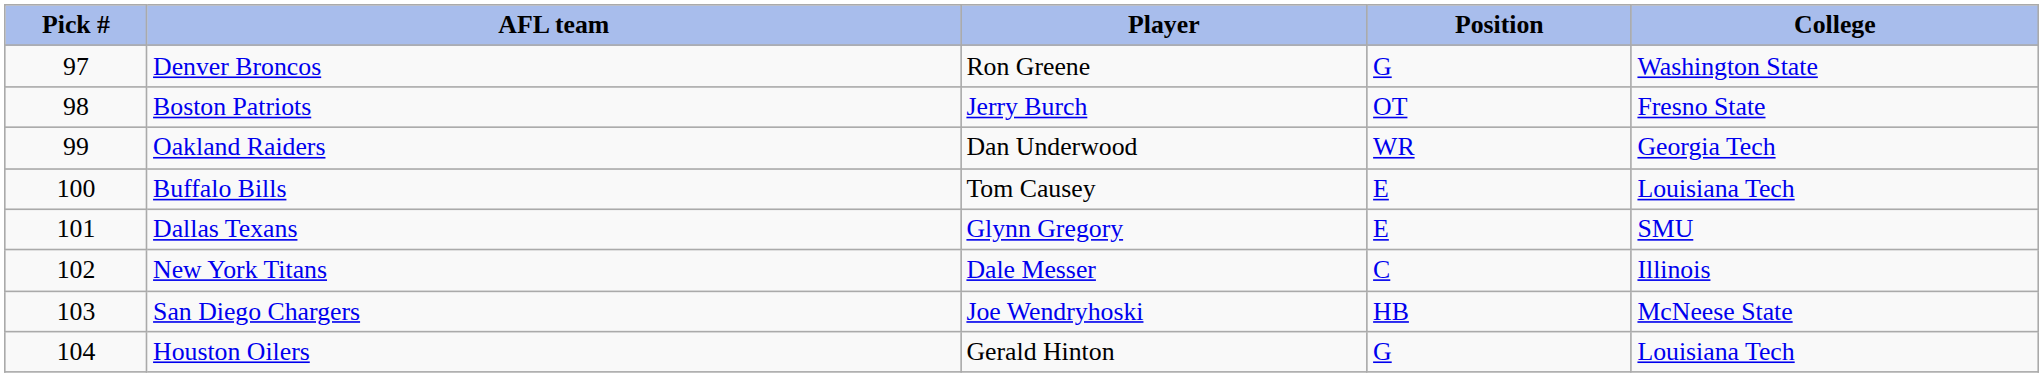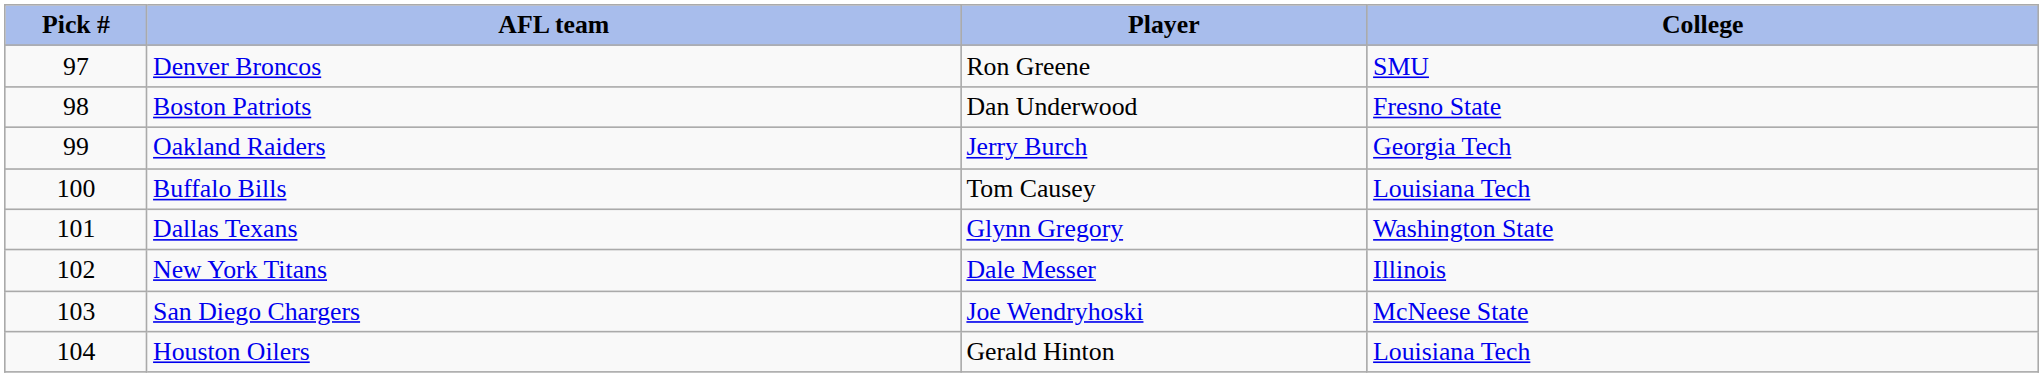- column: (1499, 24)
(1728, 65) Washington State -> (1401, 65) SMU
(1027, 106) Jerry Burch -> (1052, 106) Dan Underwood
(1052, 147) Dan Underwood -> (1027, 147) Jerry Burch
(1665, 229) SMU -> (1463, 229) Washington State
